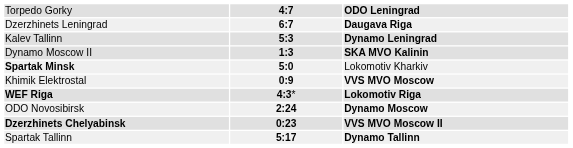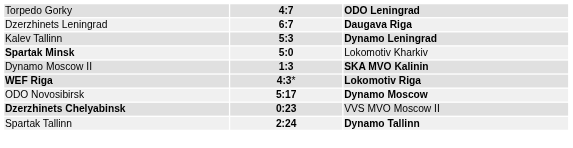rows swapped: (40, 67) <-> (48, 53)
- row: (46, 81)
(286, 109) 2:24 -> (286, 95) 5:17
(393, 123) bold -> (392, 109) normal
(286, 137) 5:17 -> (286, 123) 2:24
